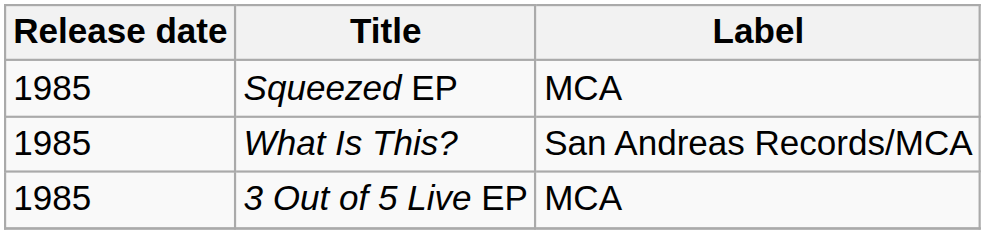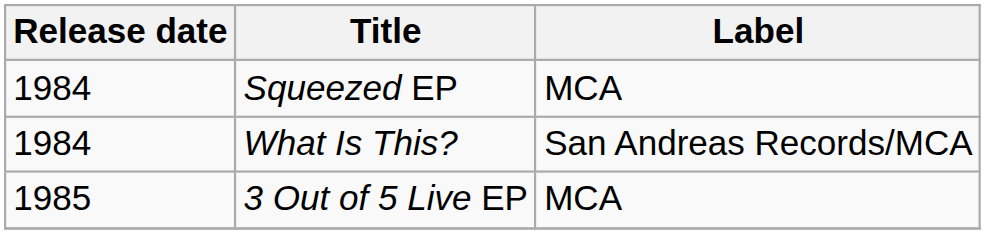(52, 87) 1985 -> (52, 87) 1984
(52, 143) 1985 -> (52, 143) 1984
